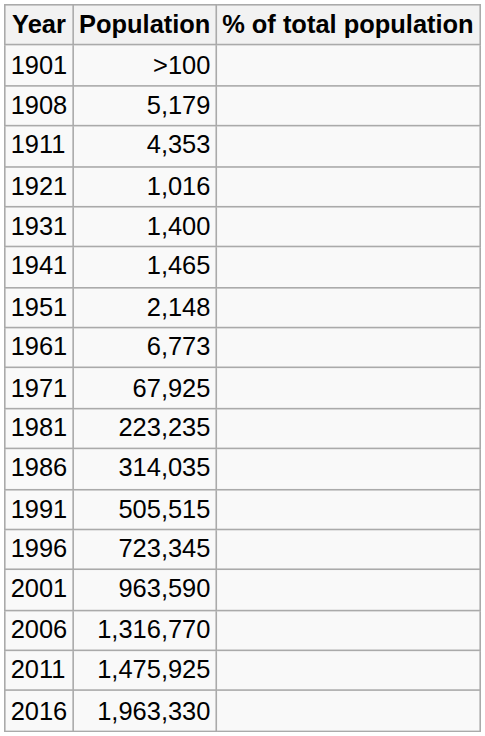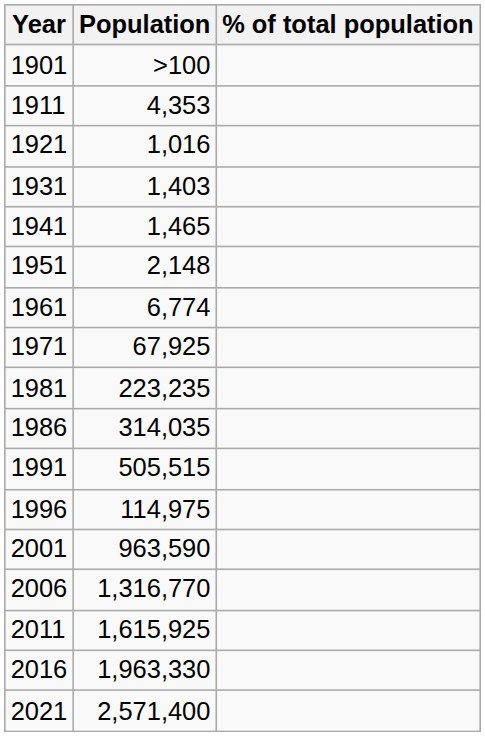- row: (39, 105)
(179, 226) 1,400 -> (179, 186) 1,403
(179, 347) 6,773 -> (179, 307) 6,774
(164, 549) 723,345 -> (165, 508) 114,975
(154, 670) 1,475,925 -> (154, 629) 1,615,925
+ row: (39, 710)
